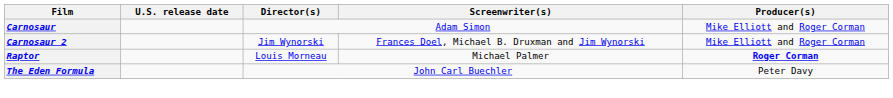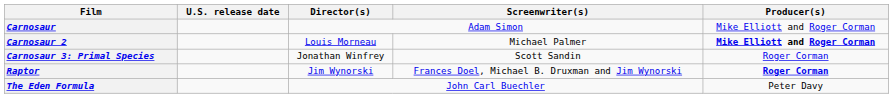(291, 41) Jim Wynorski -> (341, 41) Louis Morneau
(511, 41) Frances Doel, Michael B. Druxman and Jim Wynorski -> (548, 41) Michael Palmer
(786, 41) normal -> (796, 41) bold
+ row: (80, 56)
(291, 56) Louis Morneau -> (341, 71) Jim Wynorski
(511, 56) Michael Palmer -> (548, 71) Frances Doel, Michael B. Druxman and Jim Wynorski
